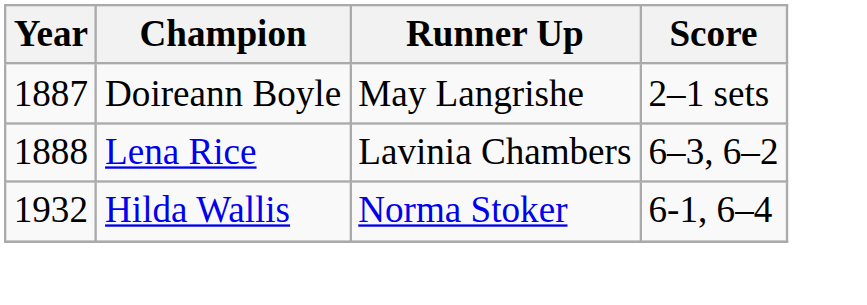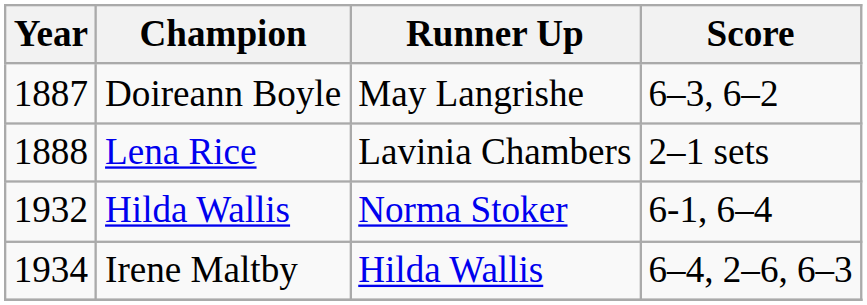(709, 92) 2–1 sets -> (713, 92) 6–3, 6–2
(713, 151) 6–3, 6–2 -> (709, 151) 2–1 sets
+ row: (201, 269)
